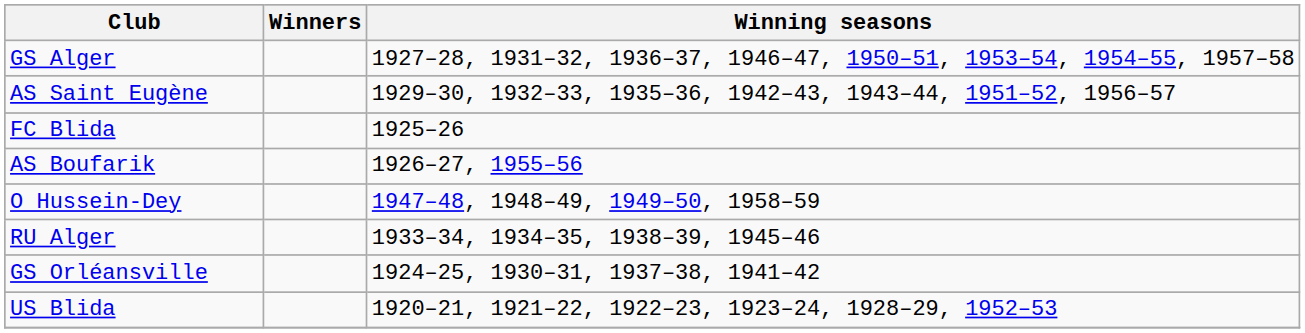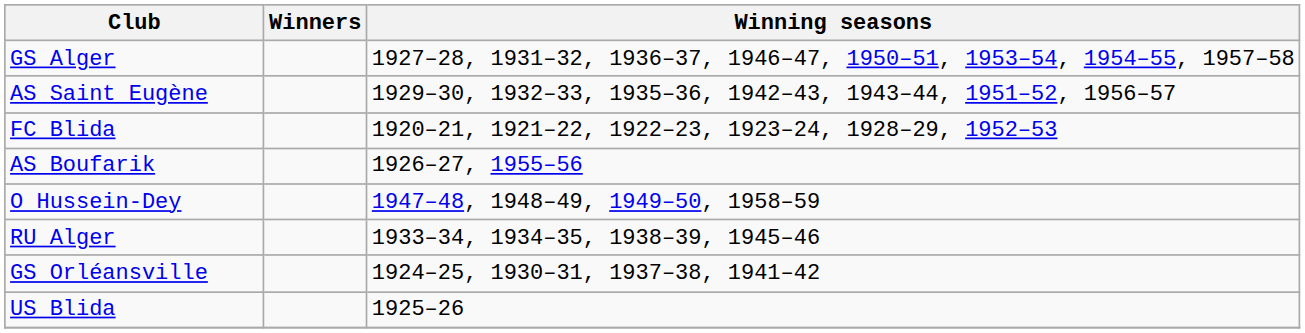(418, 130) 1925–26 -> (715, 130) 1920–21, 1921–22, 1922–23, 1923–24, 1928–29, 1952–53
(715, 309) 1920–21, 1921–22, 1922–23, 1923–24, 1928–29, 1952–53 -> (418, 309) 1925–26
